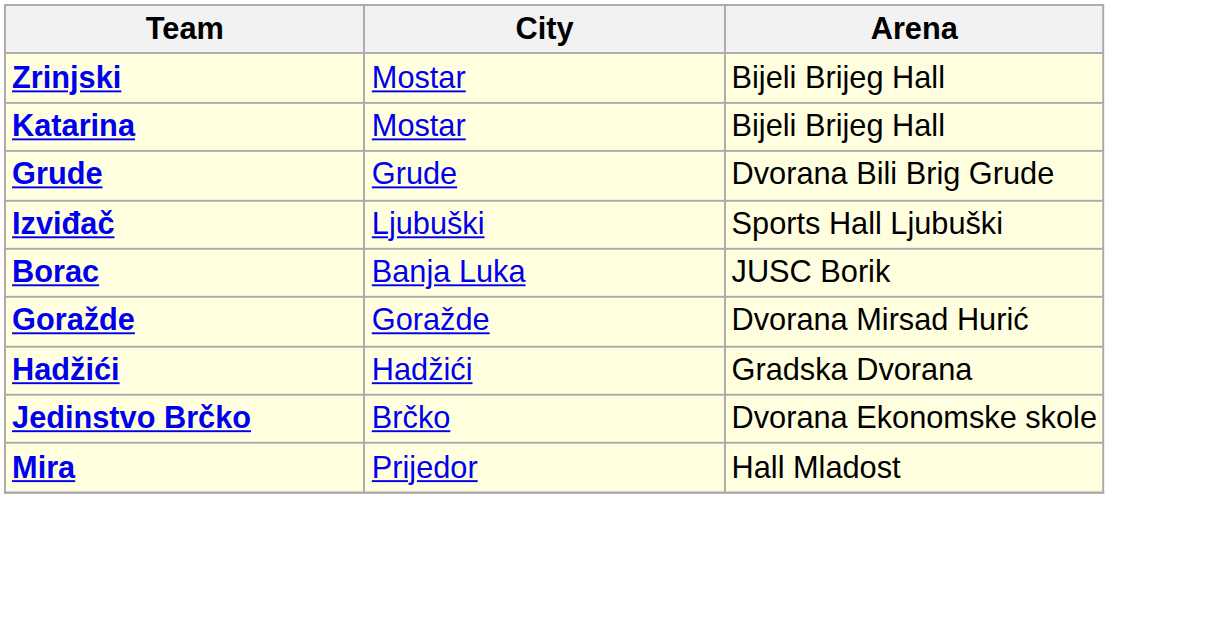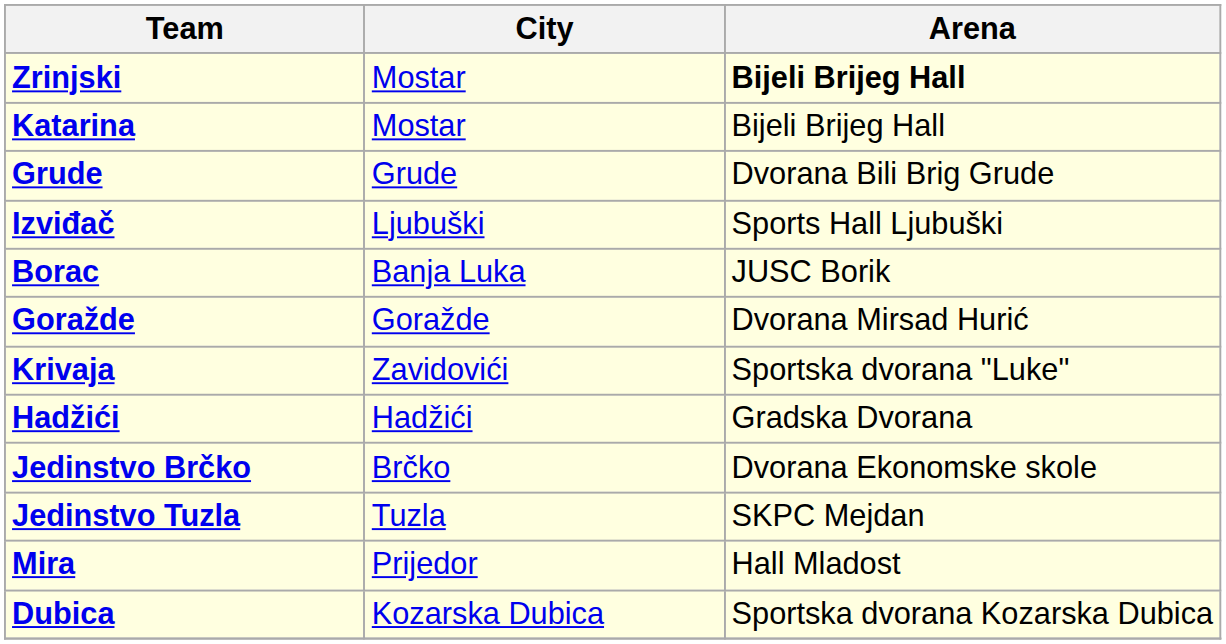(838, 77) normal -> (848, 77) bold
+ row: (63, 369)
+ row: (126, 516)
+ row: (63, 613)
